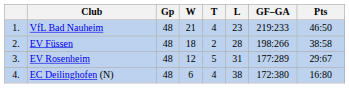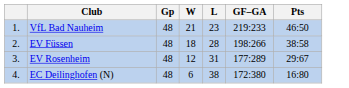- column: (214, 12)
